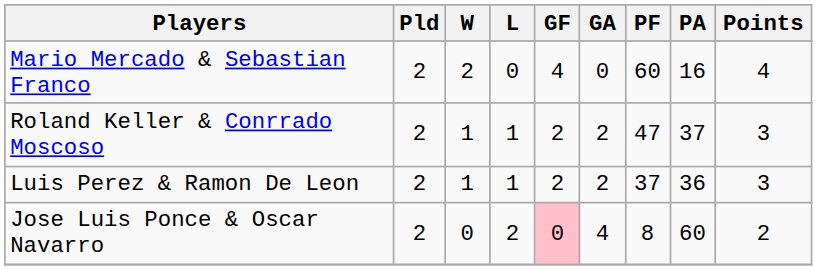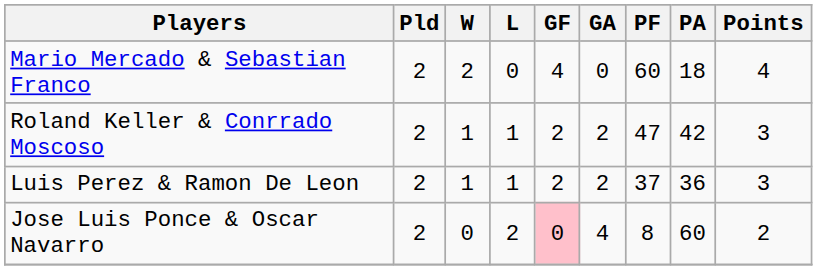(693, 72) 16 -> (693, 72) 18
(693, 135) 37 -> (693, 135) 42
